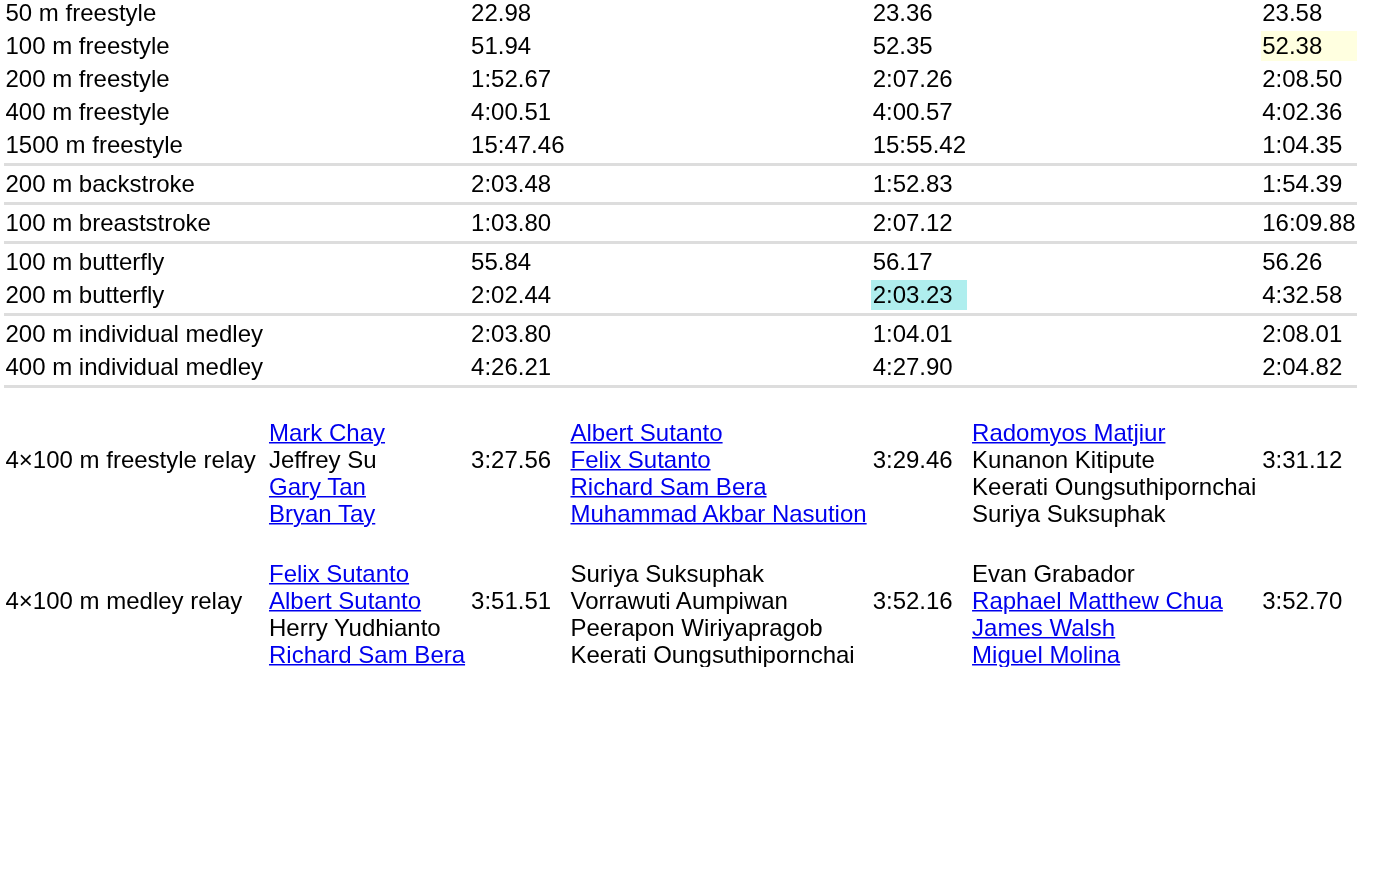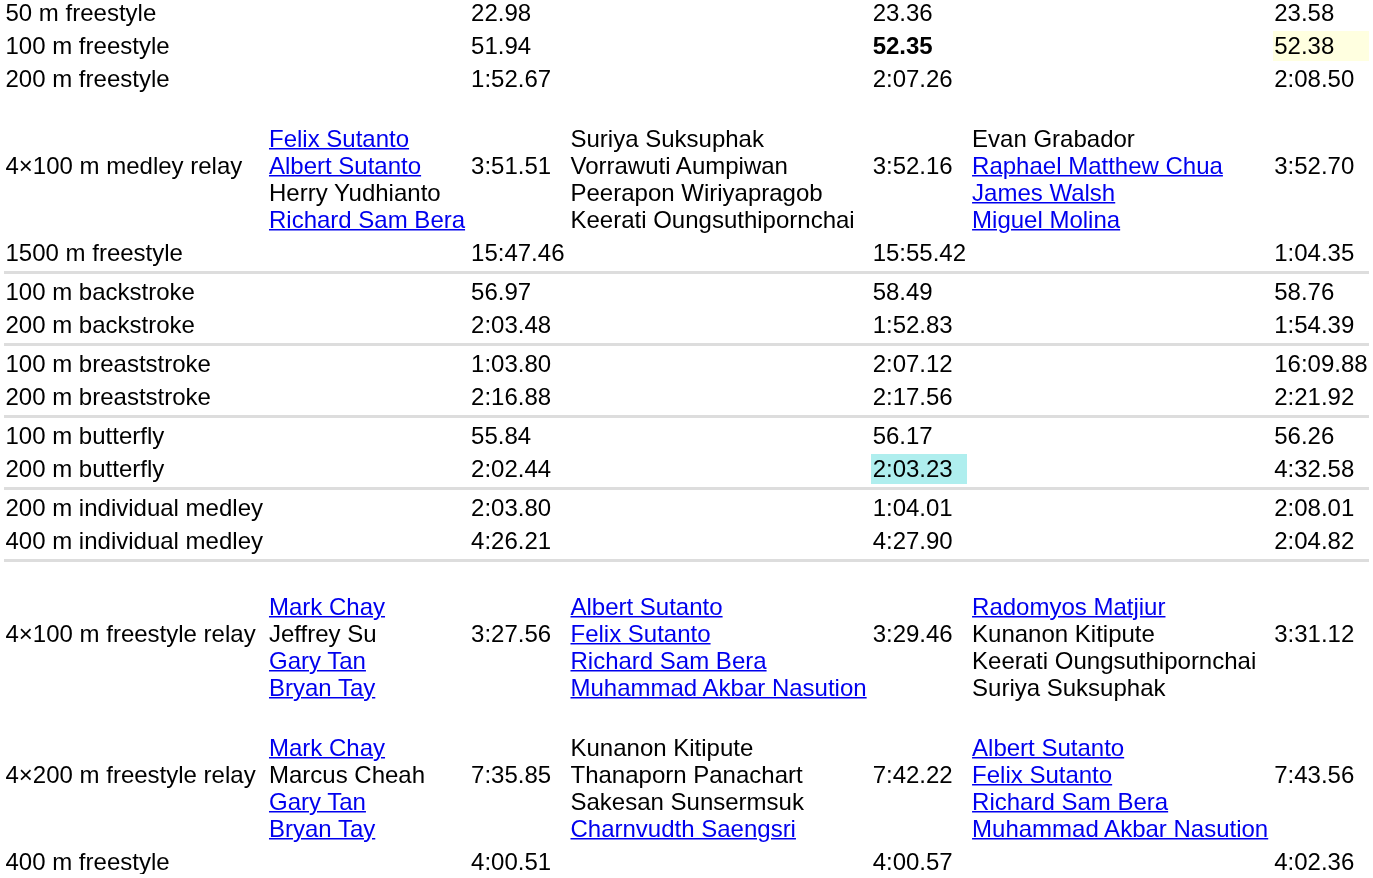(903, 45) normal -> (903, 45) bold
rows swapped: (88, 111) <-> (124, 600)
+ row: (100, 291)
+ row: (108, 396)
+ row: (131, 774)
